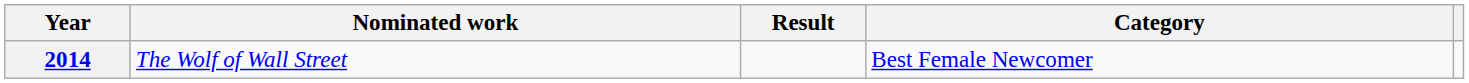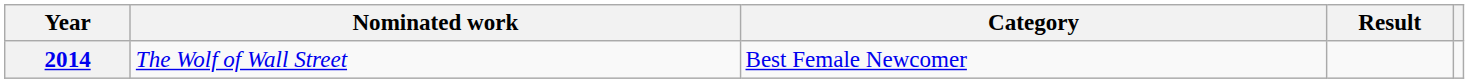columns swapped: (1159, 22) <-> (803, 22)
